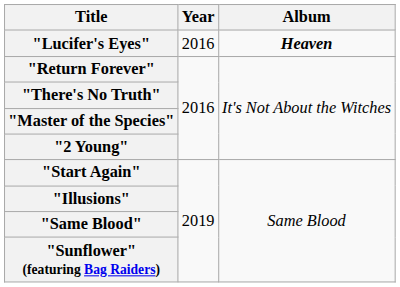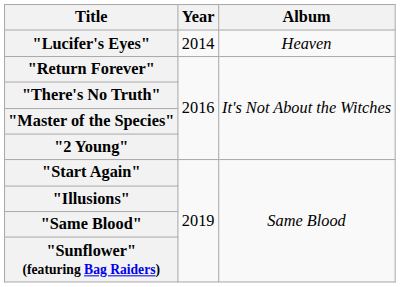(198, 43) 2016 -> (198, 43) 2014
(307, 43) bold -> (307, 43) normal
